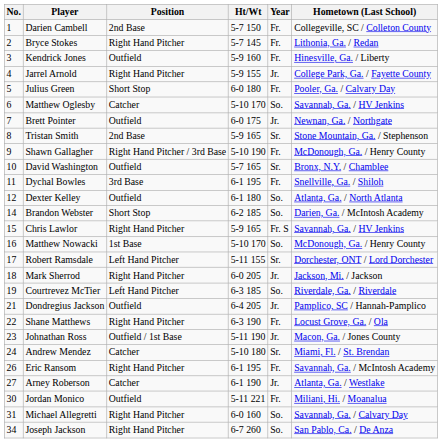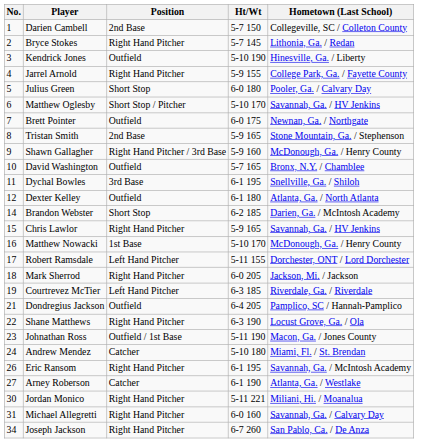- column: (280, 12)
(246, 58) 5-9 160 -> (248, 58) 5-10 190
(124, 105) Catcher -> (147, 105) Short Stop / Pitcher
(248, 151) 5-10 190 -> (246, 151) 5-9 160
(125, 399) Outfield -> (146, 399) Right Hand Pitcher
